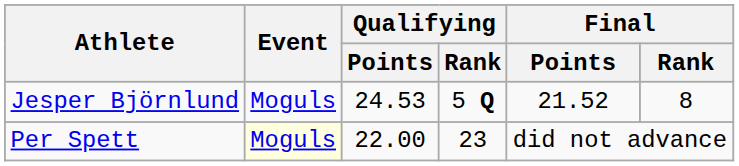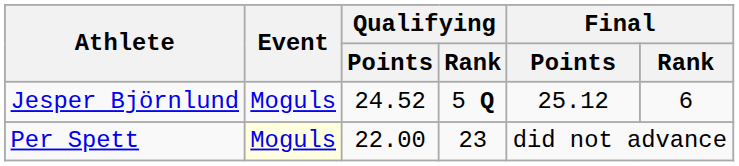(390, 102) 24.53 -> (390, 102) 24.52
(573, 102) 21.52 -> (573, 102) 25.12
(686, 102) 8 -> (686, 102) 6
